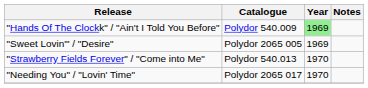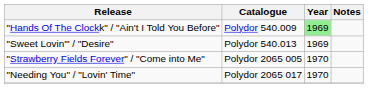(263, 43) Polydor 2065 005 -> (260, 43) Polydor 540.013
(260, 59) Polydor 540.013 -> (263, 59) Polydor 2065 005
